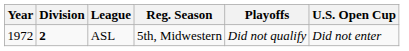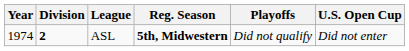(20, 35) 1972 -> (20, 35) 1974
(179, 35) normal -> (182, 35) bold
